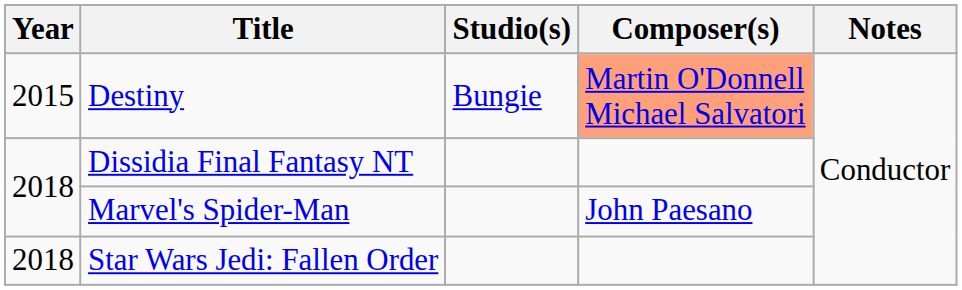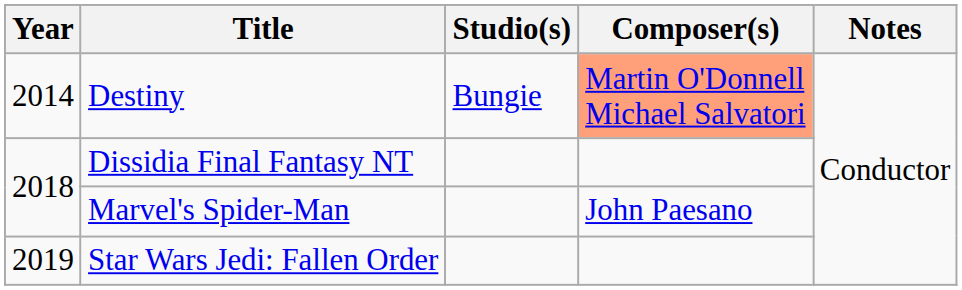(43, 95) 2015 -> (43, 95) 2014
(43, 259) 2018 -> (43, 259) 2019
